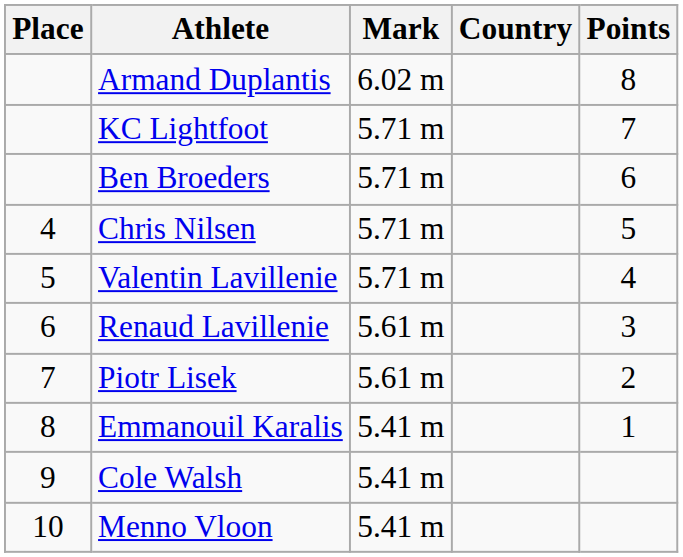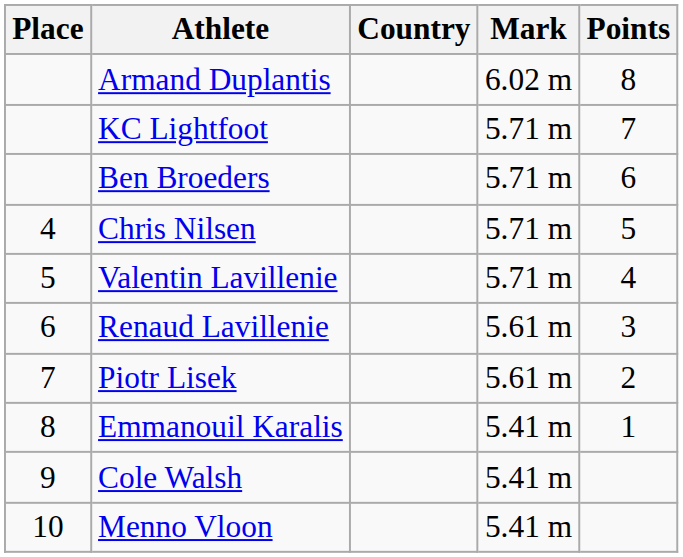columns swapped: (515, 29) <-> (401, 29)
